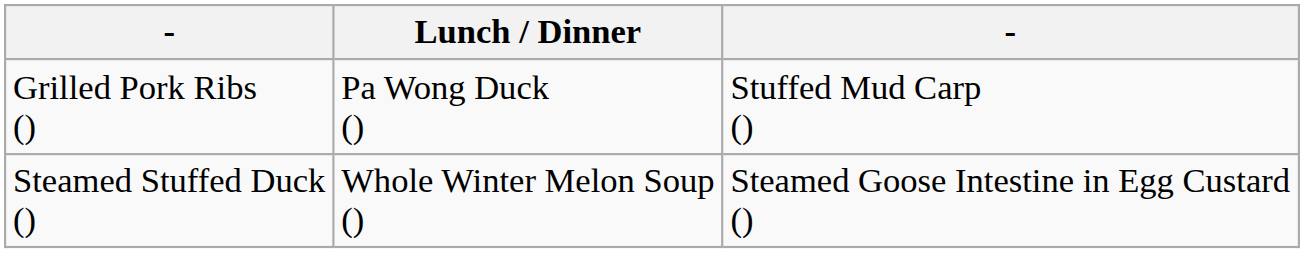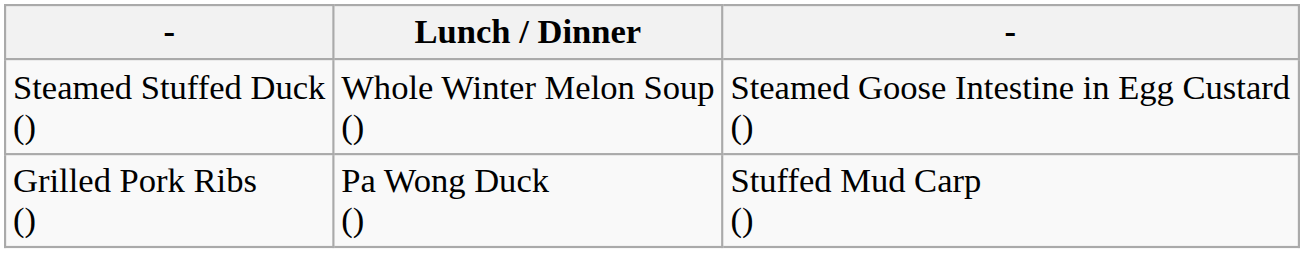rows swapped: (135, 106) <-> (169, 199)
